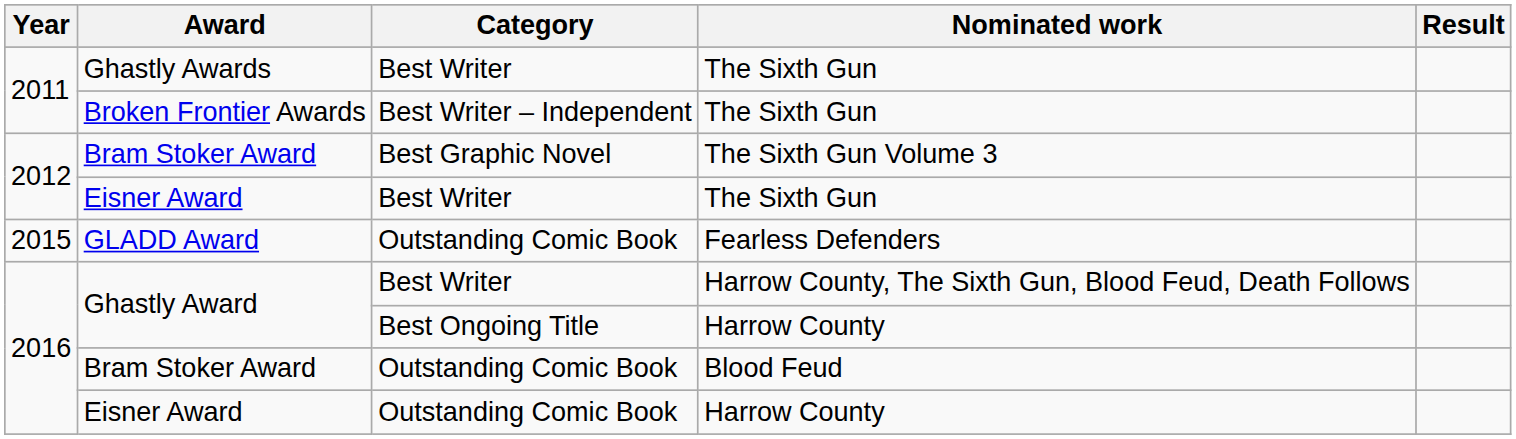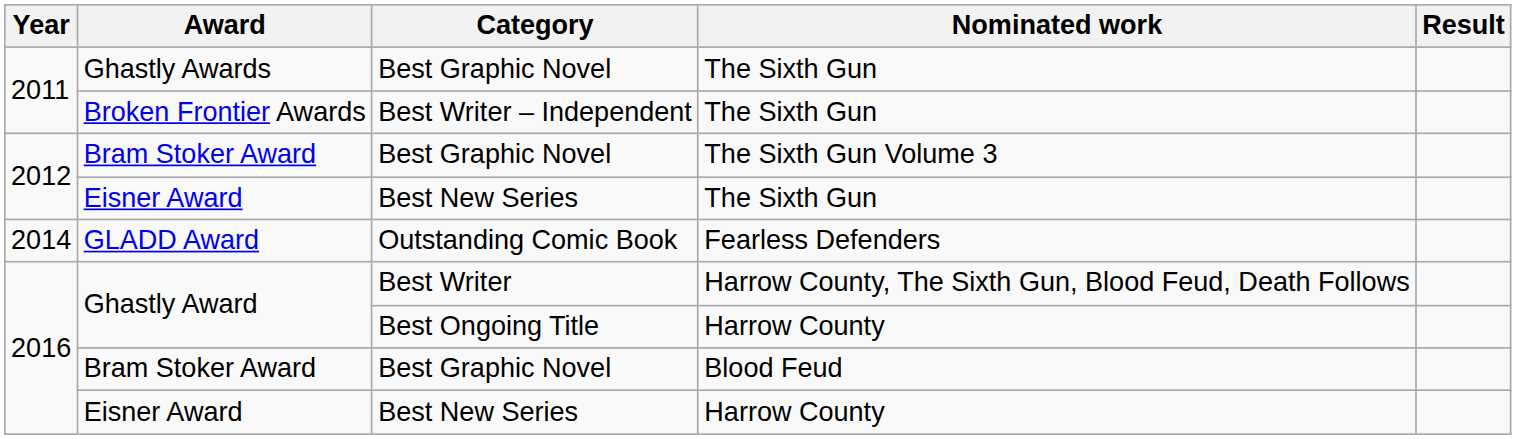(445, 68) Best Writer -> (495, 68) Best Graphic Novel
(445, 197) Best Writer -> (478, 197) Best New Series
(41, 240) 2015 -> (41, 240) 2014
(528, 369) Outstanding Comic Book -> (495, 369) Best Graphic Novel
(528, 411) Outstanding Comic Book -> (478, 411) Best New Series
